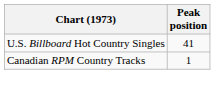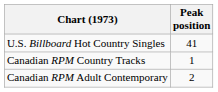+ row: (87, 78)
